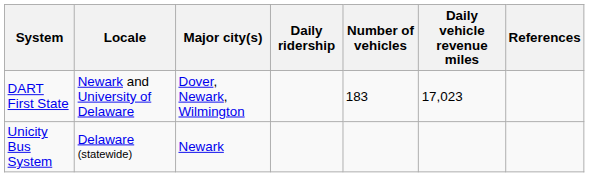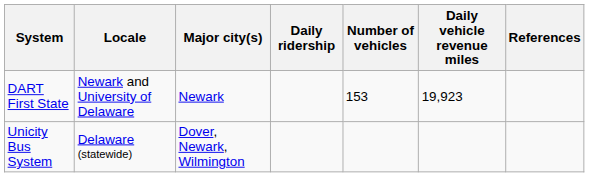(212, 96) Dover, Newark, Wilmington -> (201, 96) Newark
(357, 96) 183 -> (357, 96) 153
(442, 96) 17,023 -> (442, 96) 19,923
(201, 147) Newark -> (212, 147) Dover, Newark, Wilmington
